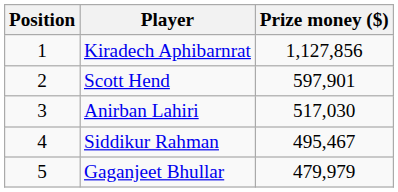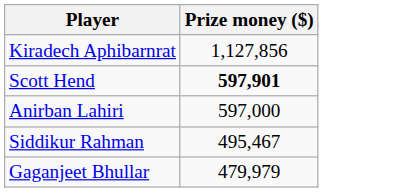- column: (42, 19)
(324, 80) normal -> (249, 80) bold
(324, 111) 517,030 -> (249, 111) 597,000
